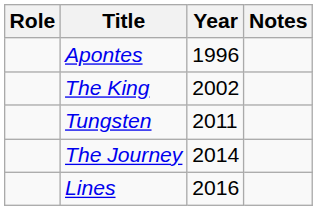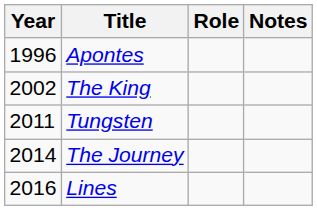columns swapped: (216, 21) <-> (32, 21)
